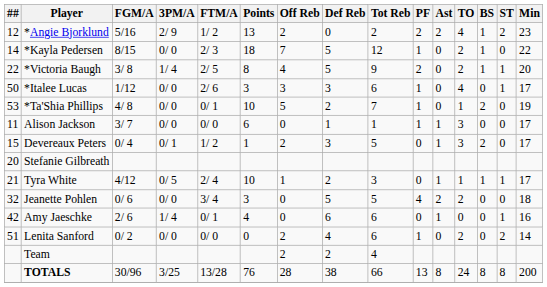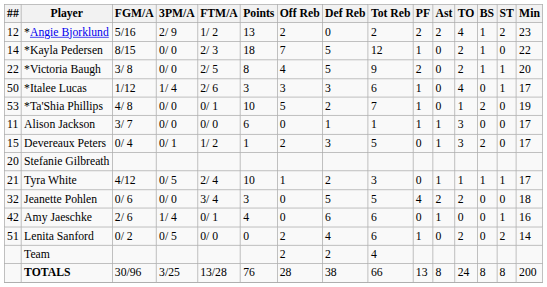(168, 69) 1/ 4 -> (168, 69) 0/ 0
(168, 87) 0/ 0 -> (168, 87) 1/ 4
(168, 236) 0/ 0 -> (168, 236) 0/ 5
